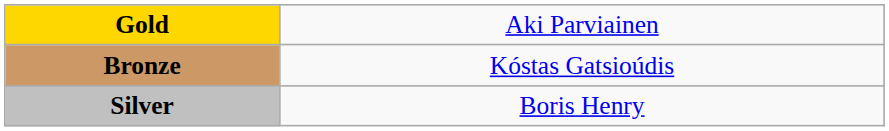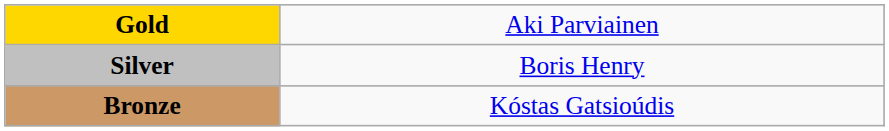rows swapped: (142, 105) <-> (142, 65)
